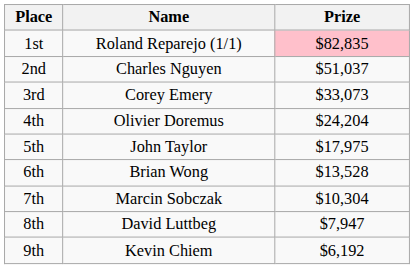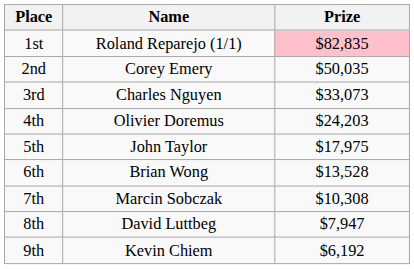(169, 69) Charles Nguyen -> (169, 69) Corey Emery
(342, 69) $51,037 -> (342, 69) $50,035
(169, 95) Corey Emery -> (169, 95) Charles Nguyen
(342, 120) $24,204 -> (342, 120) $24,203
(342, 198) $10,304 -> (342, 198) $10,308
